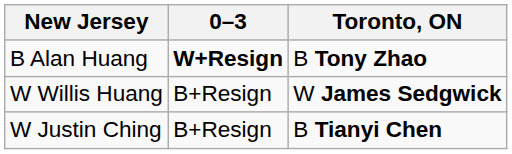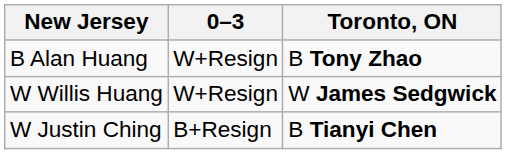(228, 58) bold -> (226, 58) normal
(222, 93) B+Resign -> (226, 93) W+Resign
